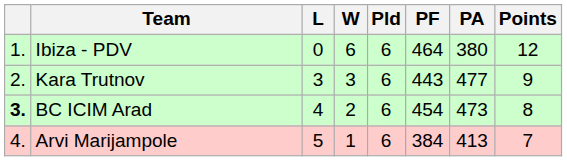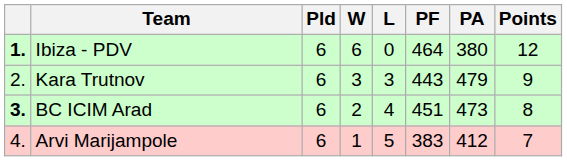columns swapped: (386, 19) <-> (318, 19)
(18, 49) normal -> (18, 49) bold
(472, 79) 477 -> (472, 79) 479
(428, 110) 454 -> (428, 110) 451
(428, 140) 384 -> (428, 140) 383
(472, 140) 413 -> (472, 140) 412
